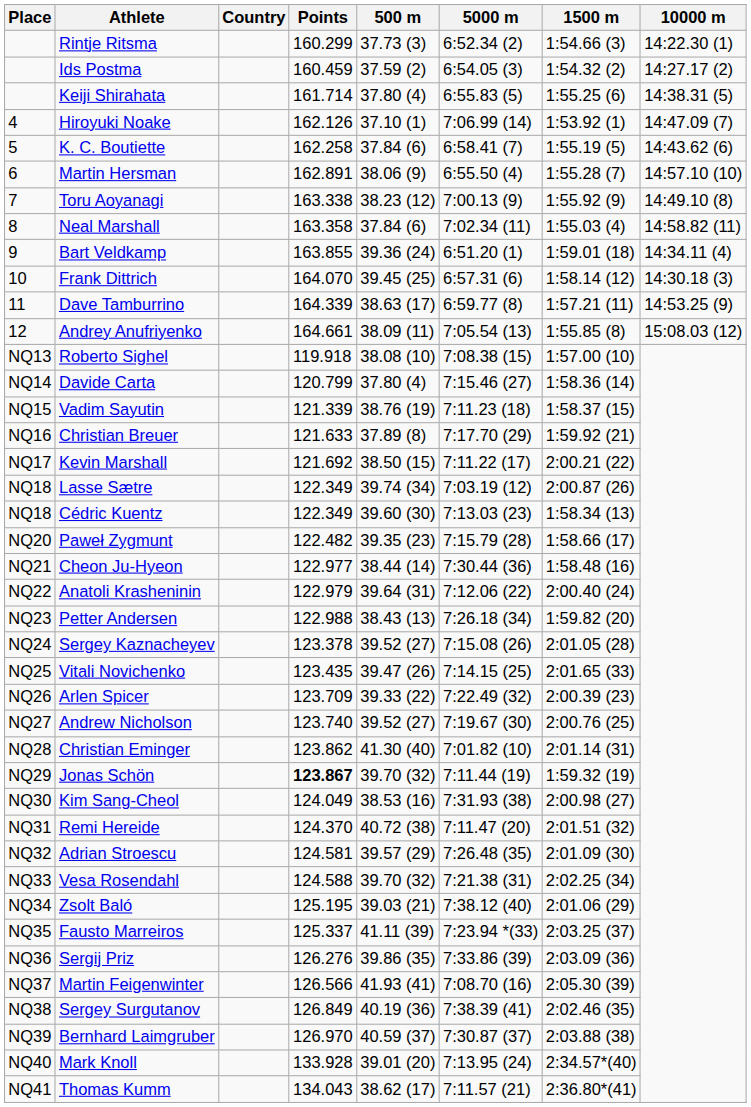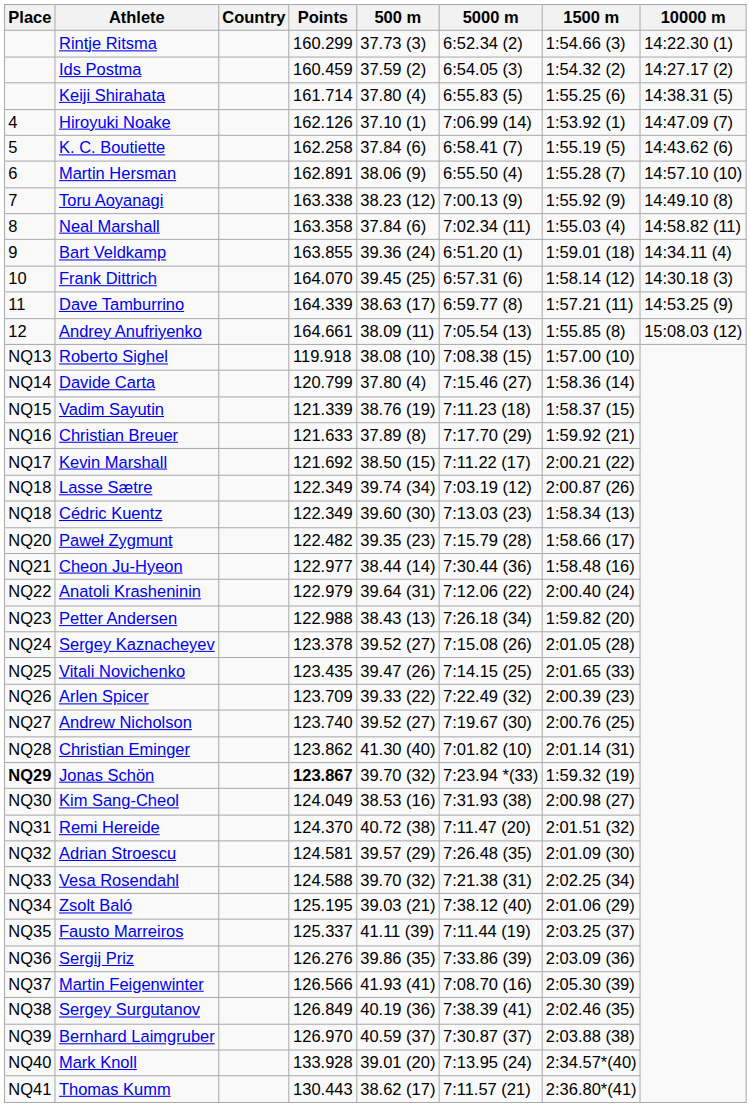(30, 775) normal -> (30, 775) bold
(487, 775) 7:11.44 (19) -> (491, 775) 7:23.94 *(33)
(491, 932) 7:23.94 *(33) -> (487, 932) 7:11.44 (19)
(323, 1089) 134.043 -> (323, 1089) 130.443
